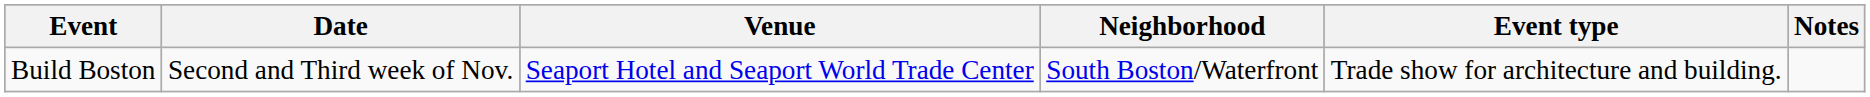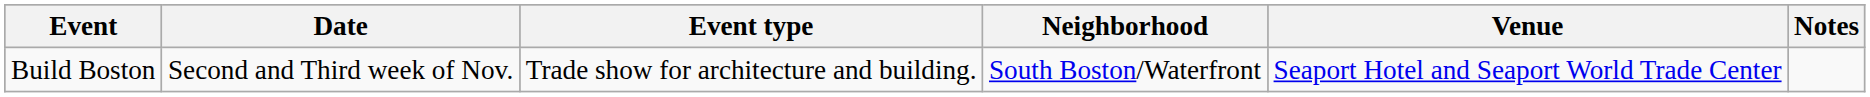columns swapped: (780, 26) <-> (1556, 26)
